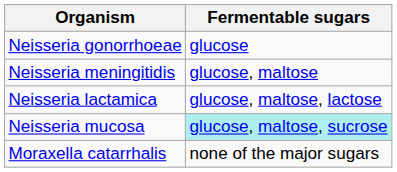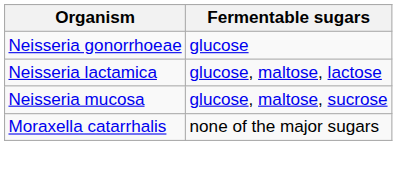- row: (92, 72)
(289, 126) paleturquoise background -> (289, 99) no background
